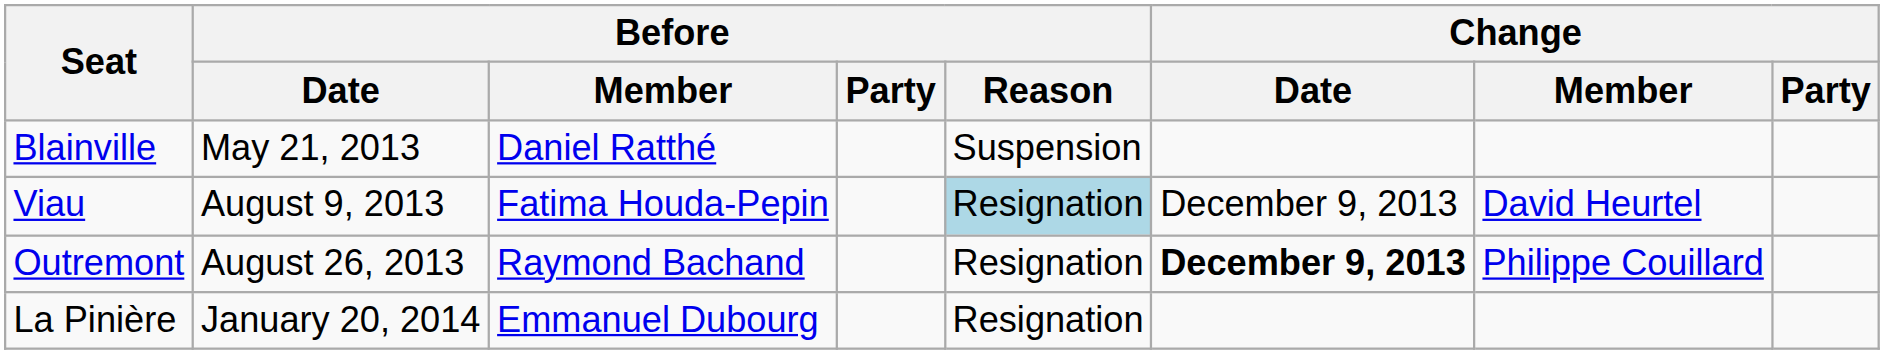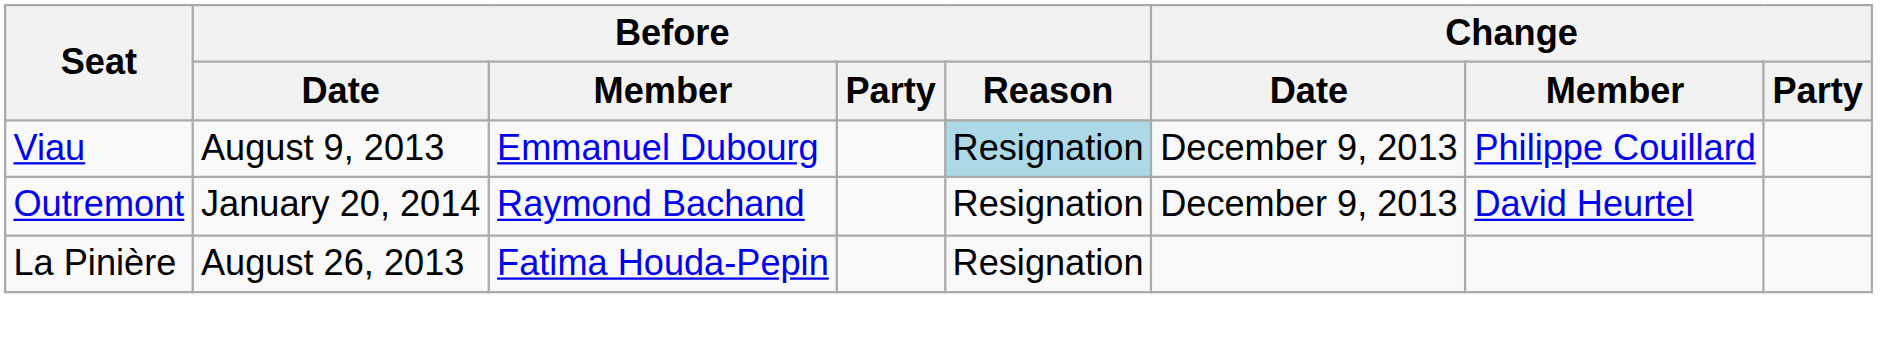- row: (85, 147)
(663, 205) Fatima Houda-Pepin -> (658, 147) Emmanuel Dubourg
(1592, 205) David Heurtel -> (1615, 147) Philippe Couillard
(333, 262) August 26, 2013 -> (341, 205) January 20, 2014
(1313, 262) bold -> (1309, 205) normal
(1623, 262) Philippe Couillard -> (1584, 205) David Heurtel
(341, 319) January 20, 2014 -> (333, 262) August 26, 2013
(658, 319) Emmanuel Dubourg -> (663, 262) Fatima Houda-Pepin
